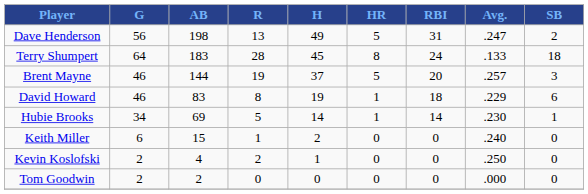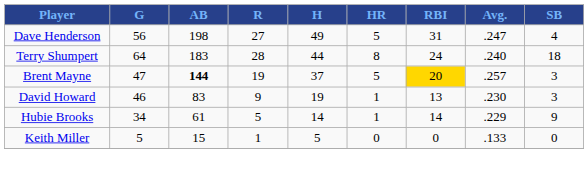(258, 35) 13 -> (258, 35) 27
(554, 35) 2 -> (554, 35) 4
(317, 55) 45 -> (317, 55) 44
(495, 55) .133 -> (495, 55) .240
(139, 76) 46 -> (139, 76) 47
(199, 76) normal -> (199, 76) bold
(436, 76) no background -> (436, 76) gold background
(258, 96) 8 -> (258, 96) 9
(436, 96) 18 -> (436, 96) 13
(495, 96) .229 -> (495, 96) .230
(554, 96) 6 -> (554, 96) 3
(199, 117) 69 -> (199, 117) 61
(495, 117) .230 -> (495, 117) .229
(554, 117) 1 -> (554, 117) 9
(139, 138) 6 -> (139, 138) 5
(317, 138) 2 -> (317, 138) 5
(495, 138) .240 -> (495, 138) .133
- row: (57, 158)
- row: (57, 179)
